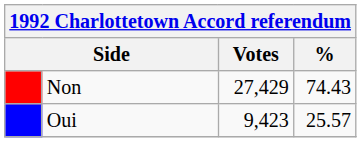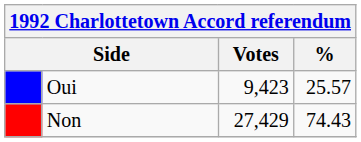rows swapped: (64, 87) <-> (62, 120)
